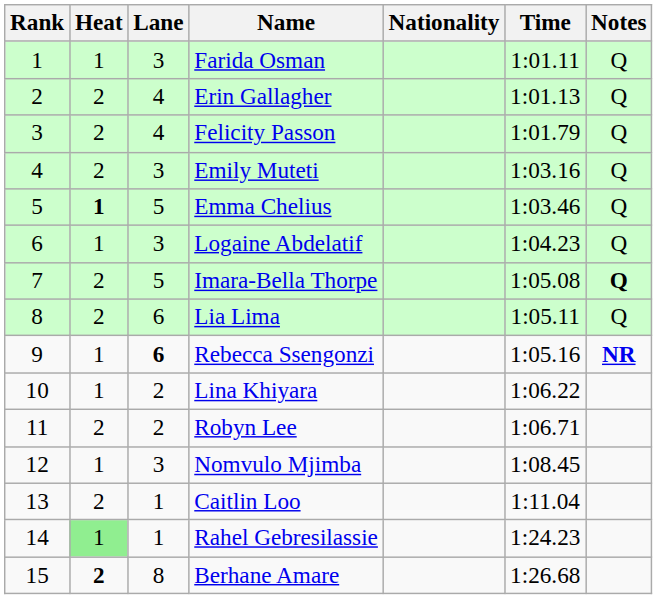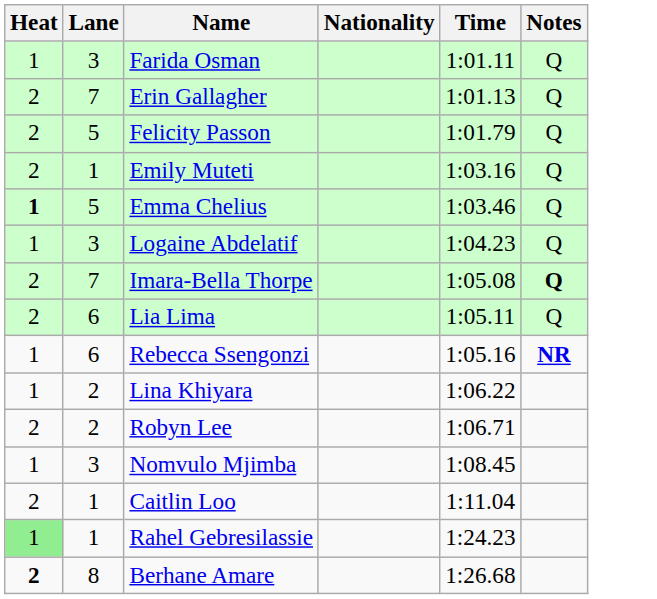- column: (37, 22)
(158, 96) 4 -> (94, 96) 7
(158, 133) 4 -> (94, 133) 5
(158, 170) 3 -> (94, 170) 1
(158, 280) 5 -> (94, 280) 7
(158, 354) bold -> (94, 354) normal
